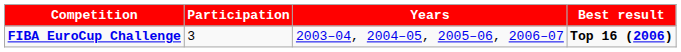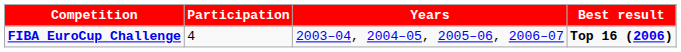(191, 37) 3 -> (191, 37) 4
